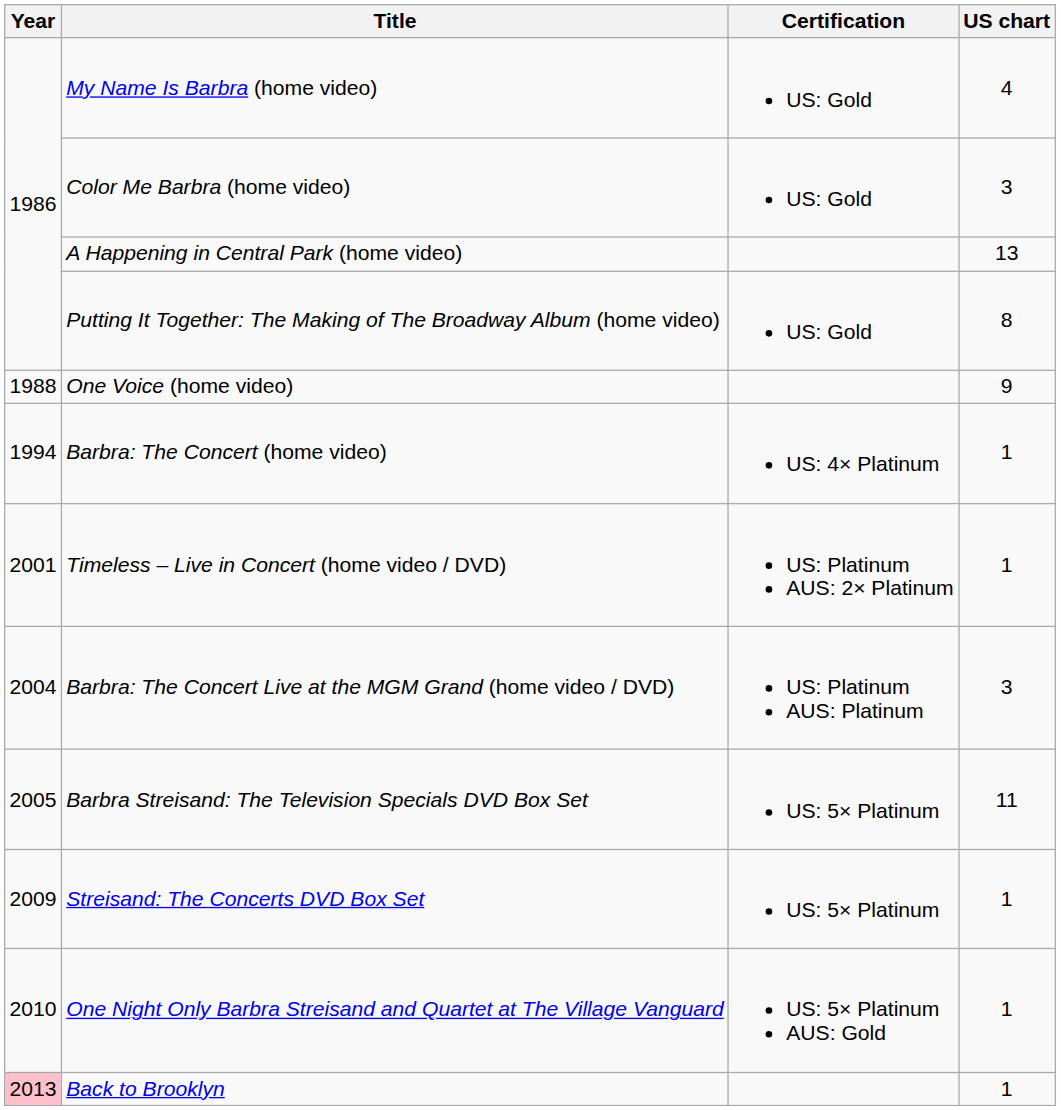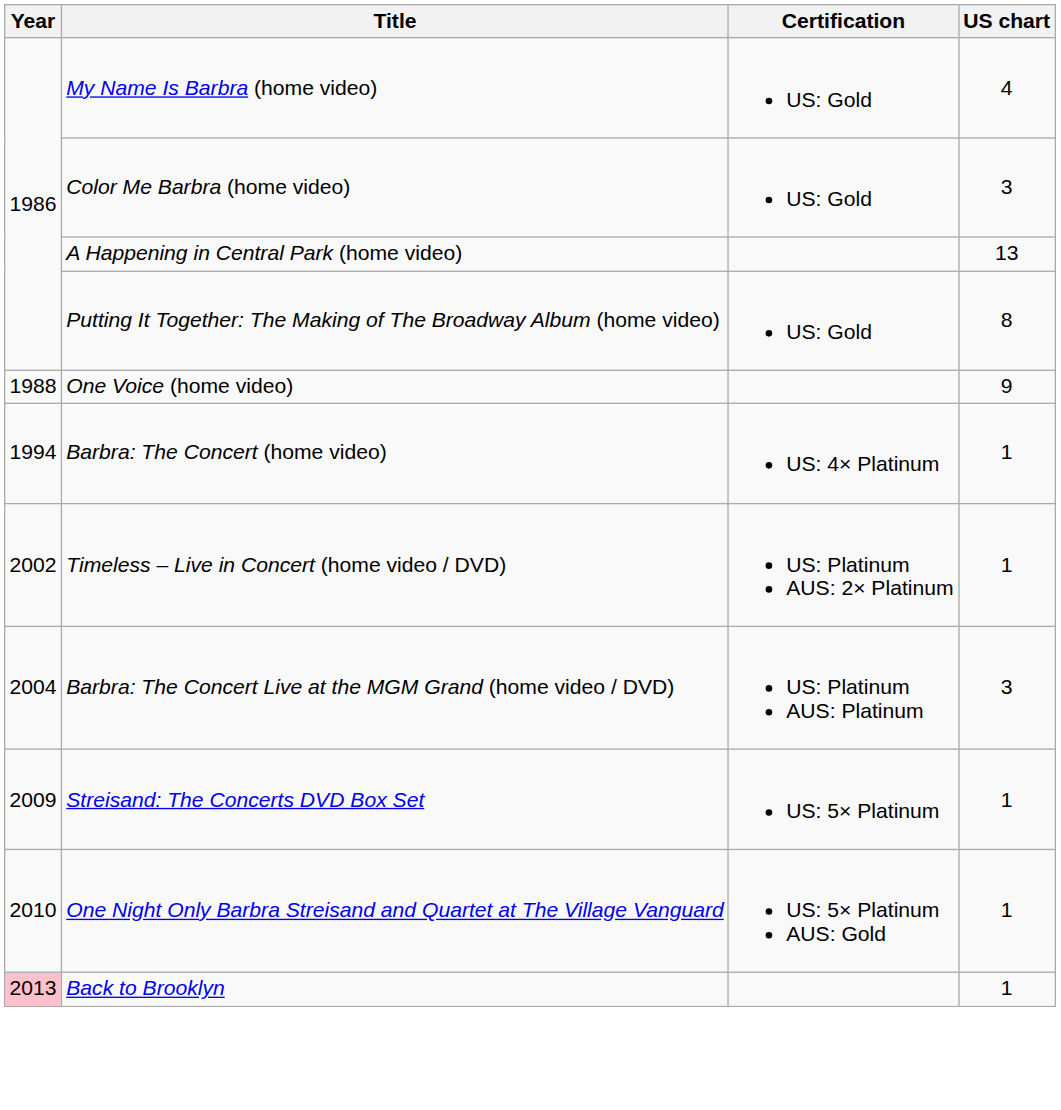(33, 564) 2001 -> (33, 564) 2002
- row: (327, 799)
